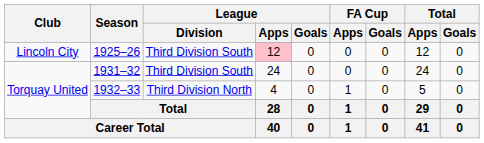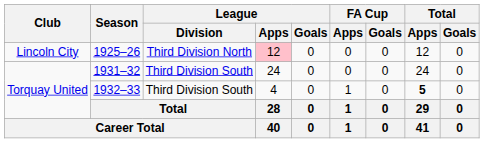(199, 52) Third Division South -> (199, 52) Third Division North
(199, 90) Third Division North -> (199, 90) Third Division South
(422, 90) normal -> (422, 90) bold
